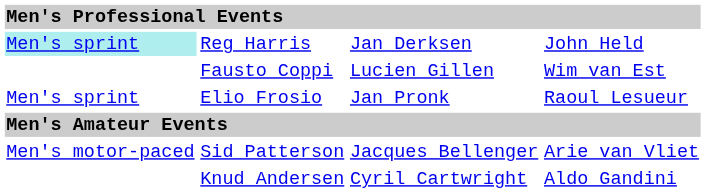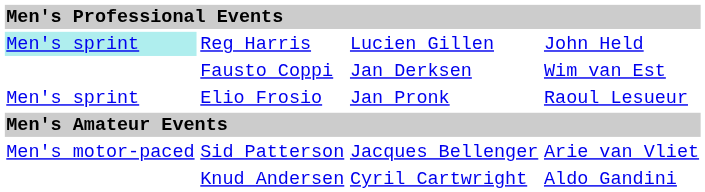(411, 44) Jan Derksen -> (422, 44) Lucien Gillen
(422, 71) Lucien Gillen -> (411, 71) Jan Derksen
